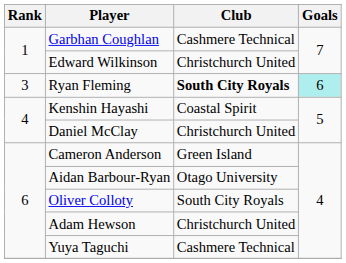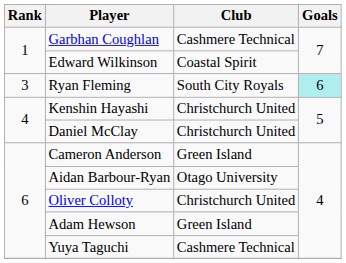(236, 62) Christchurch United -> (217, 62) Coastal Spirit
(233, 85) bold -> (230, 85) normal
(217, 108) Coastal Spirit -> (236, 108) Christchurch United
(230, 200) South City Royals -> (236, 200) Christchurch United
(236, 223) Christchurch United -> (214, 223) Green Island
